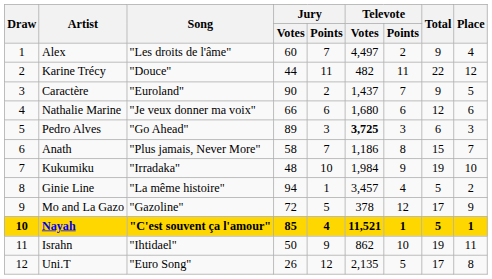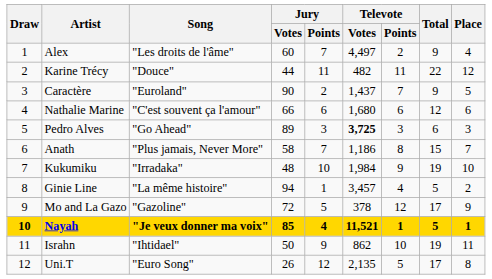(193, 110) "Je veux donner ma voix" -> (196, 110) "C'est souvent ça l'amour"
(200, 226) "C'est souvent ça l'amour" -> (200, 226) "Je veux donner ma voix"
